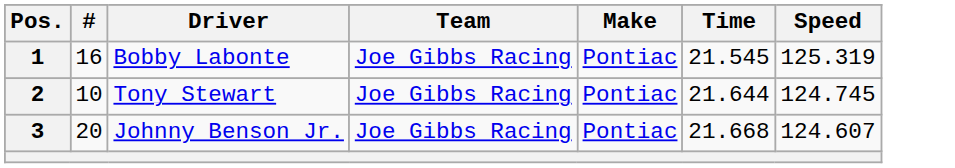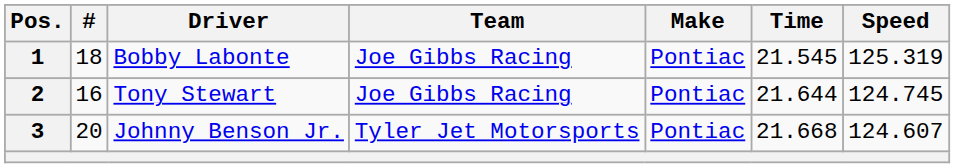(89, 60) 16 -> (89, 60) 18
(89, 96) 10 -> (89, 96) 16
(463, 133) Joe Gibbs Racing -> (497, 133) Tyler Jet Motorsports
